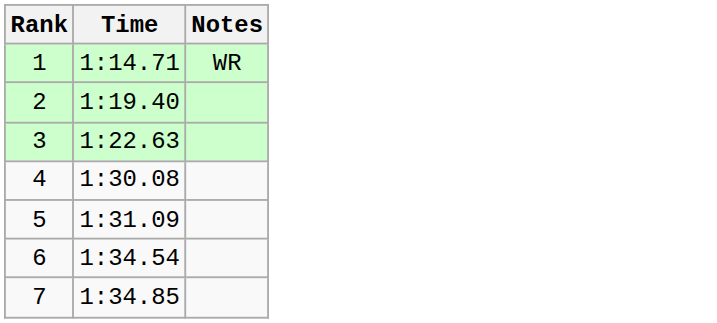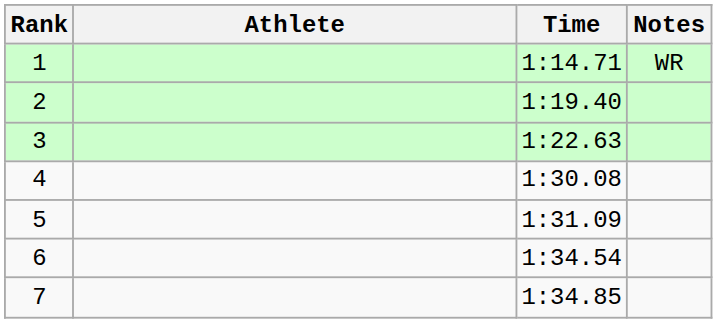+ column: (295, 24)
